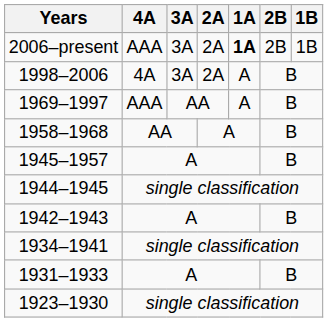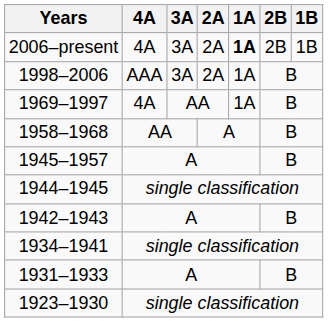(144, 47) AAA -> (144, 47) 4A
(144, 75) 4A -> (144, 75) AAA
(244, 75) A -> (244, 75) 1A
(144, 103) AAA -> (144, 103) 4A
(244, 103) A -> (244, 103) 1A
